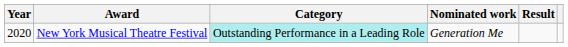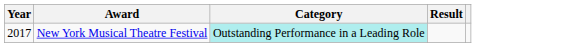- column: (473, 14)
(19, 33) 2020 -> (19, 33) 2017
